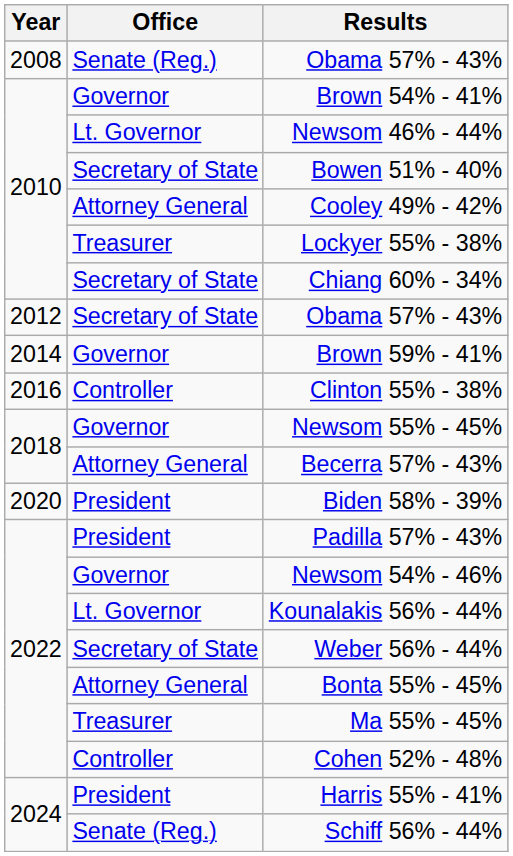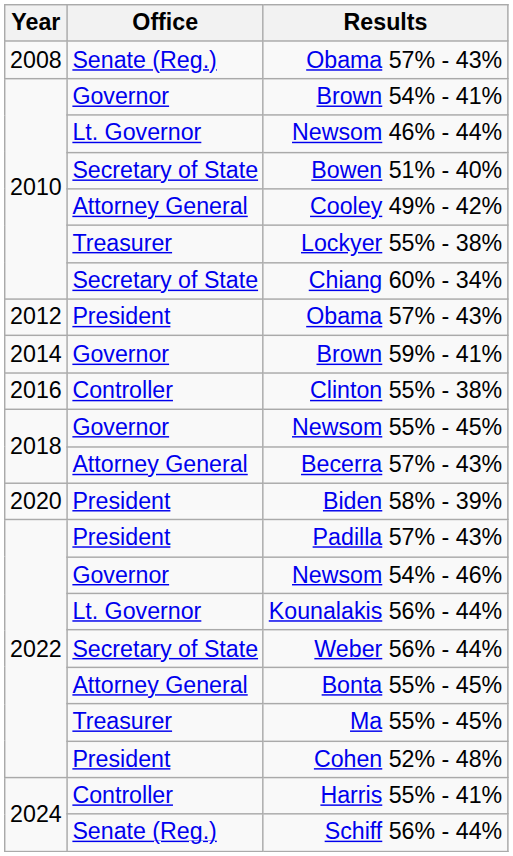(165, 317) Secretary of State -> (121, 317) President
(123, 758) Controller -> (121, 758) President
(121, 795) President -> (123, 795) Controller
